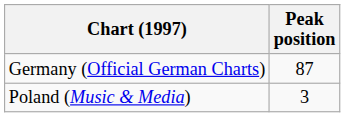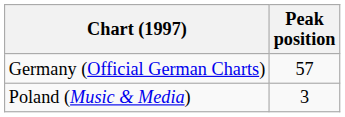(305, 68) 87 -> (305, 68) 57
